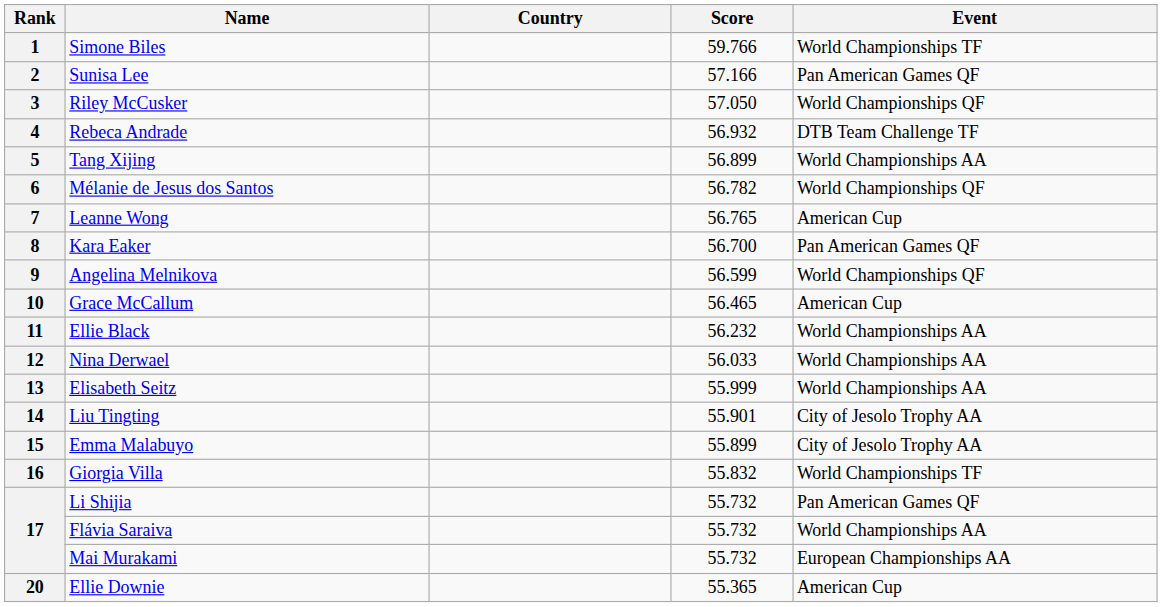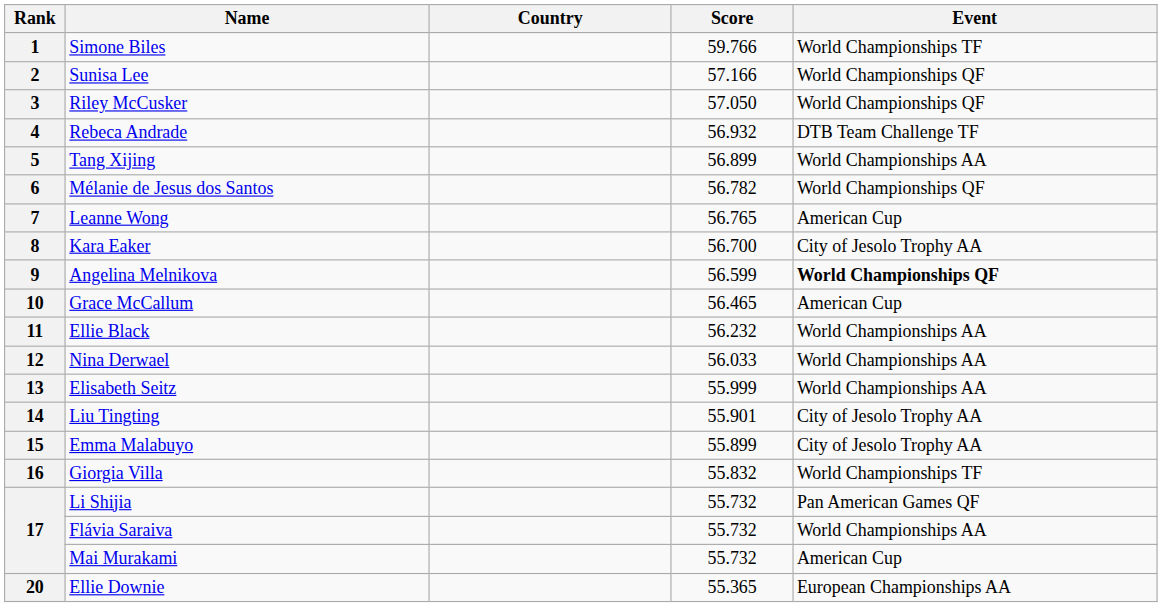(888, 75) Pan American Games QF -> (891, 75) World Championships QF
(888, 246) Pan American Games QF -> (890, 246) City of Jesolo Trophy AA
(891, 274) normal -> (898, 274) bold
(904, 558) European Championships AA -> (849, 558) American Cup
(849, 587) American Cup -> (904, 587) European Championships AA
